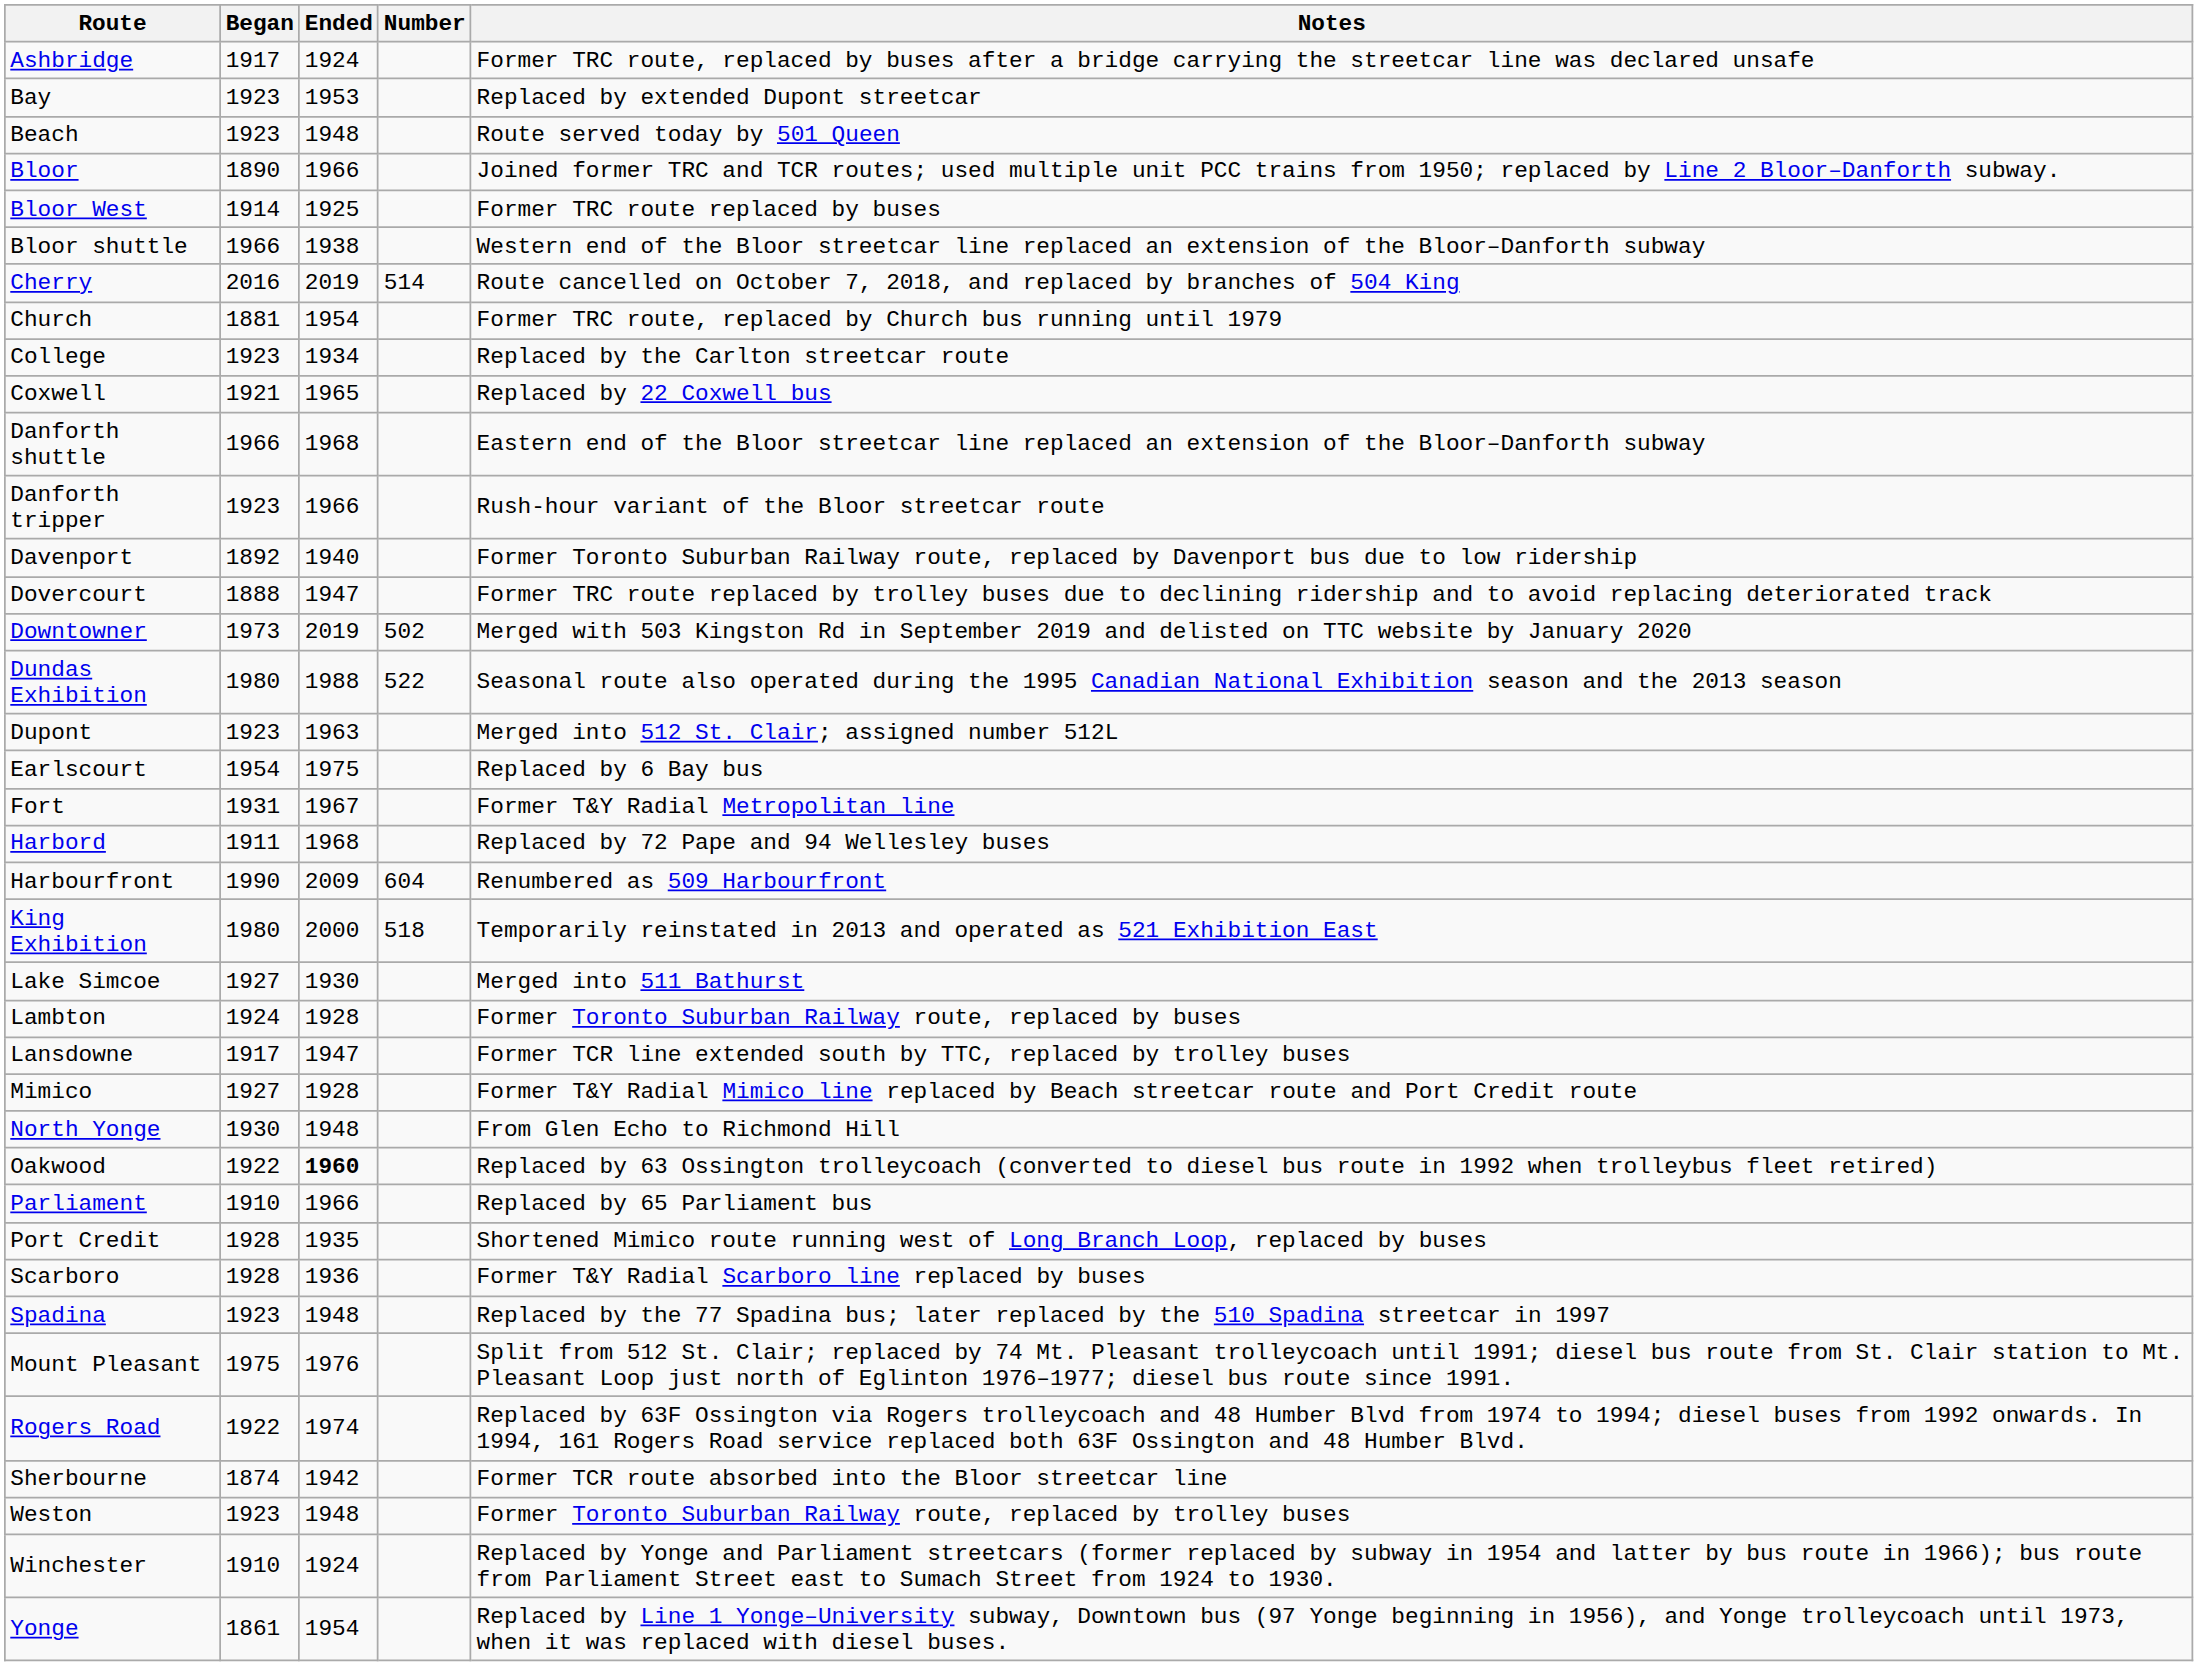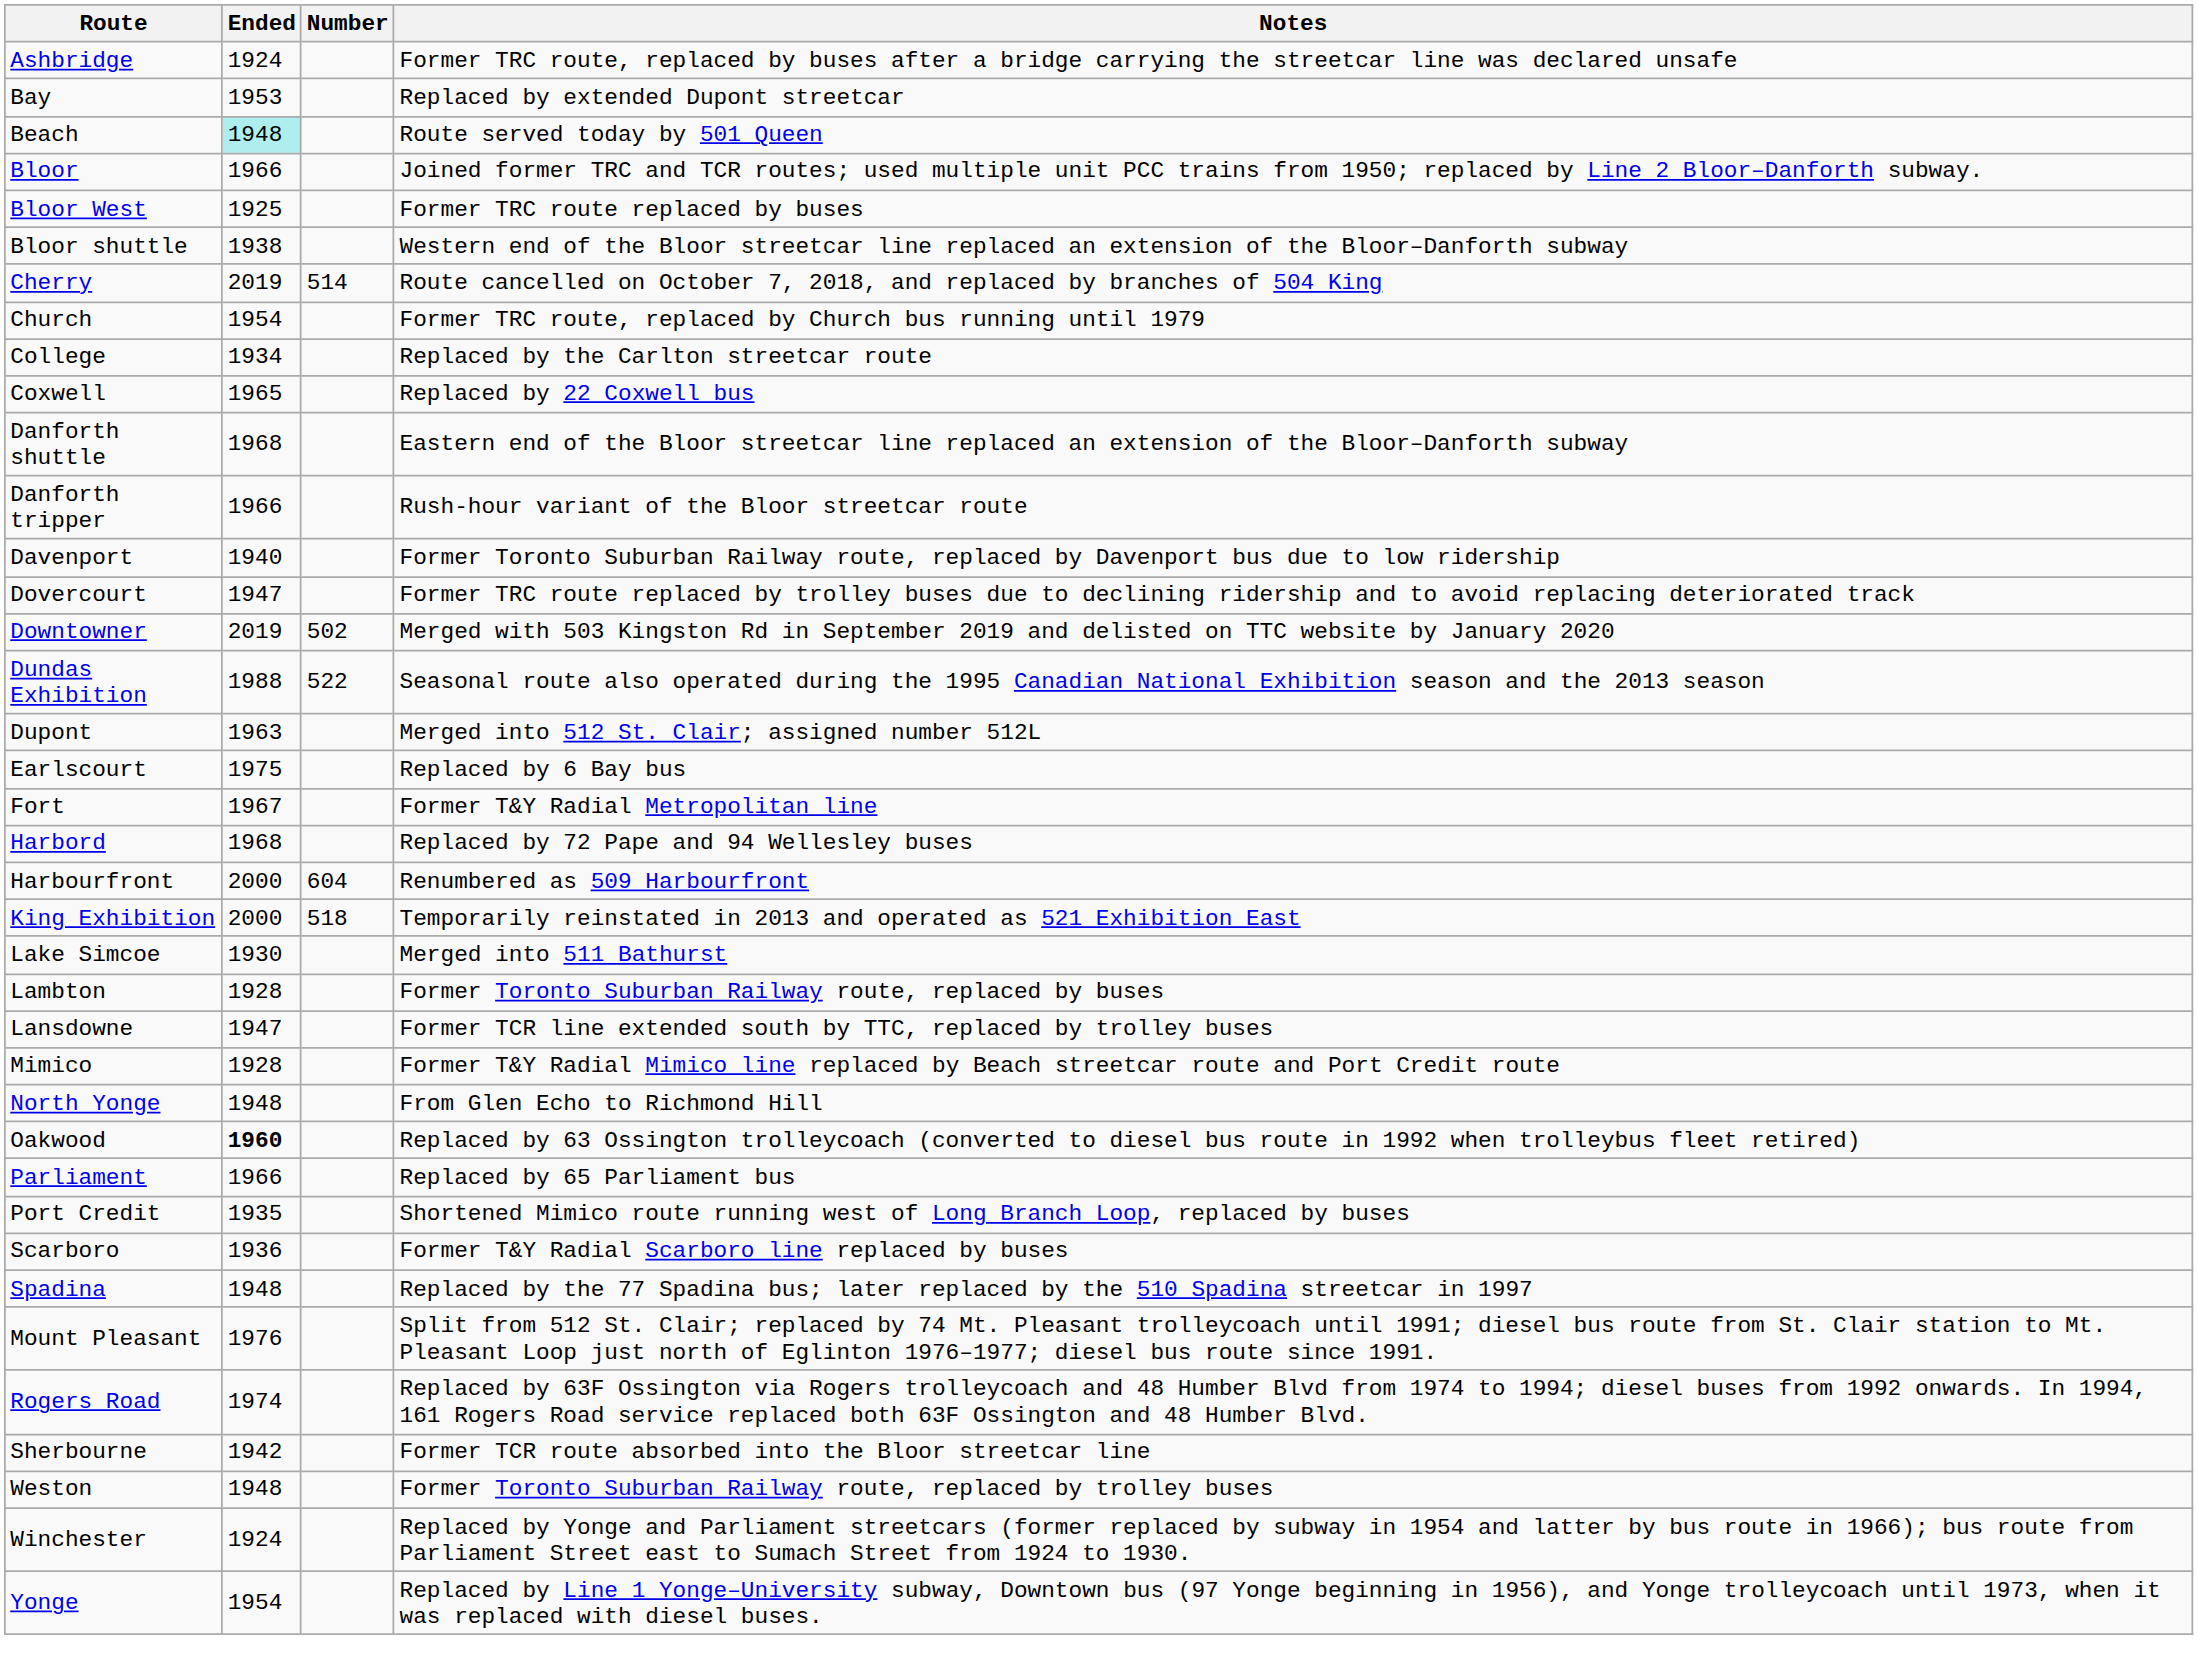- column: (260, 23)
(332, 135) no background -> (255, 135) paleturquoise background
(332, 881) 2009 -> (255, 881) 2000
